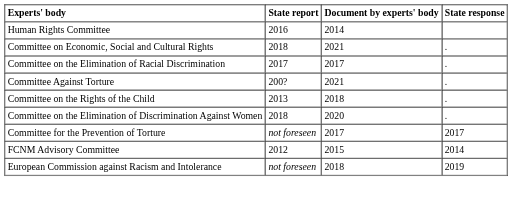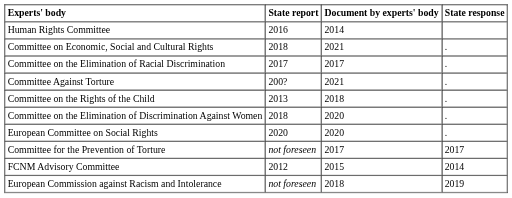+ row: (83, 132)
